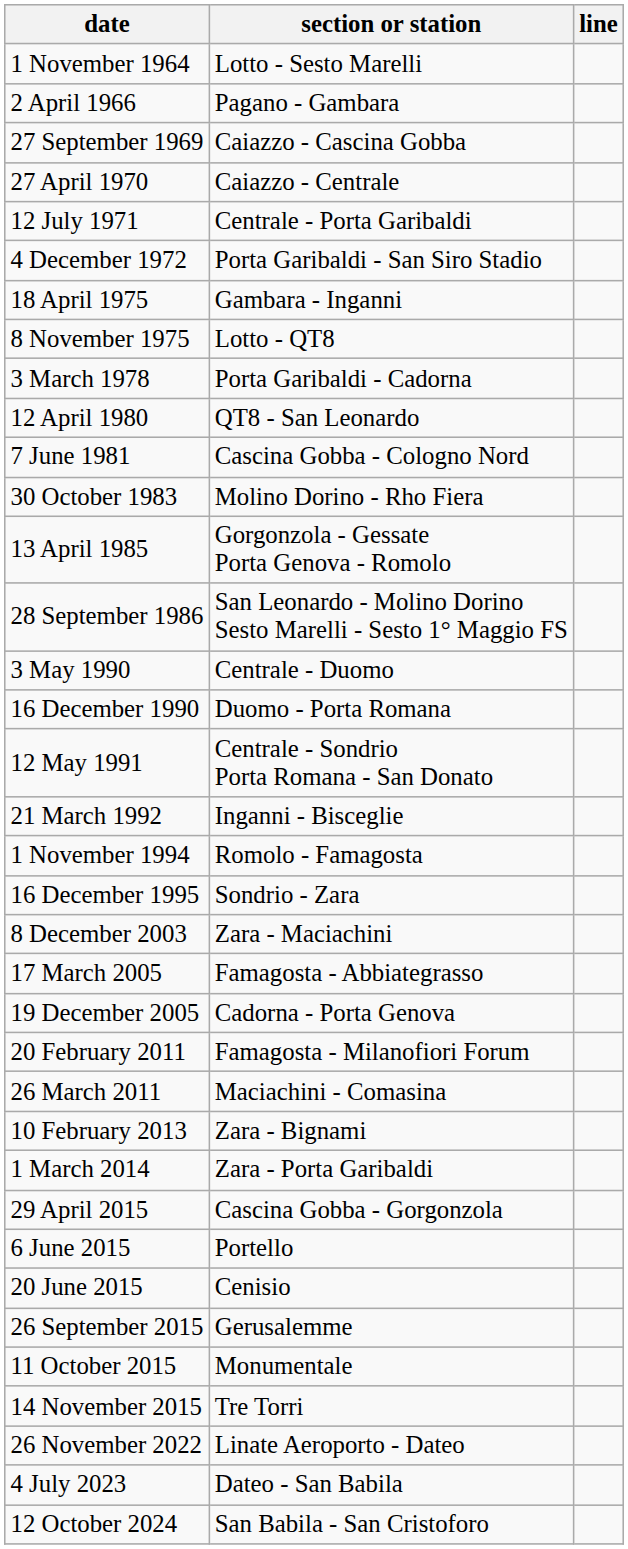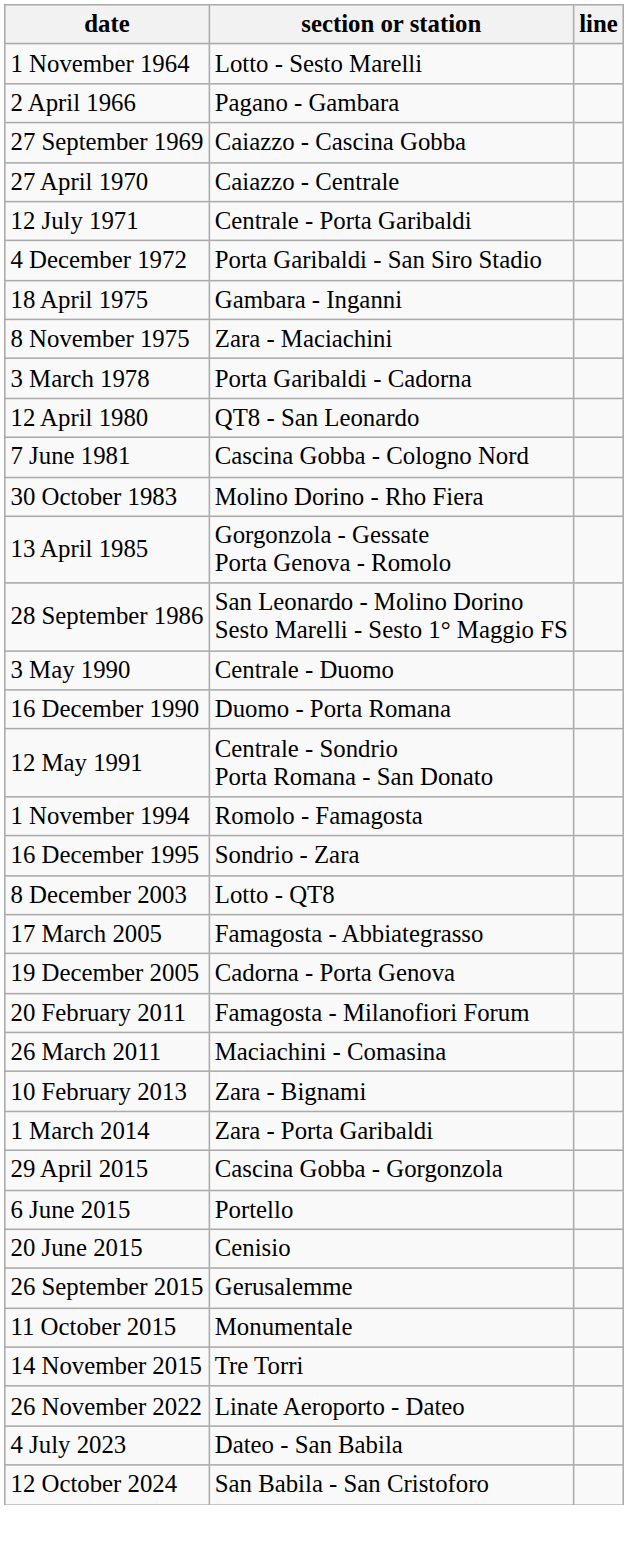(275, 338) Lotto - QT8 -> (304, 338) Zara - Maciachini
- row: (86, 815)
(304, 933) Zara - Maciachini -> (275, 894) Lotto - QT8
